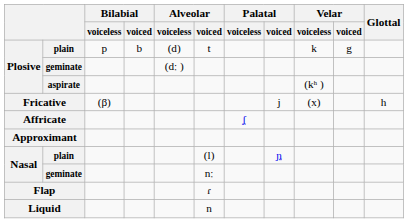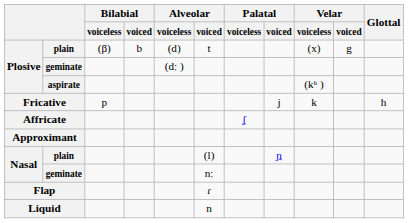(104, 48) p -> (104, 48) (β)
(314, 48) k -> (314, 48) (x)
(104, 102) (β) -> (104, 102) p
(314, 102) (x) -> (314, 102) k
